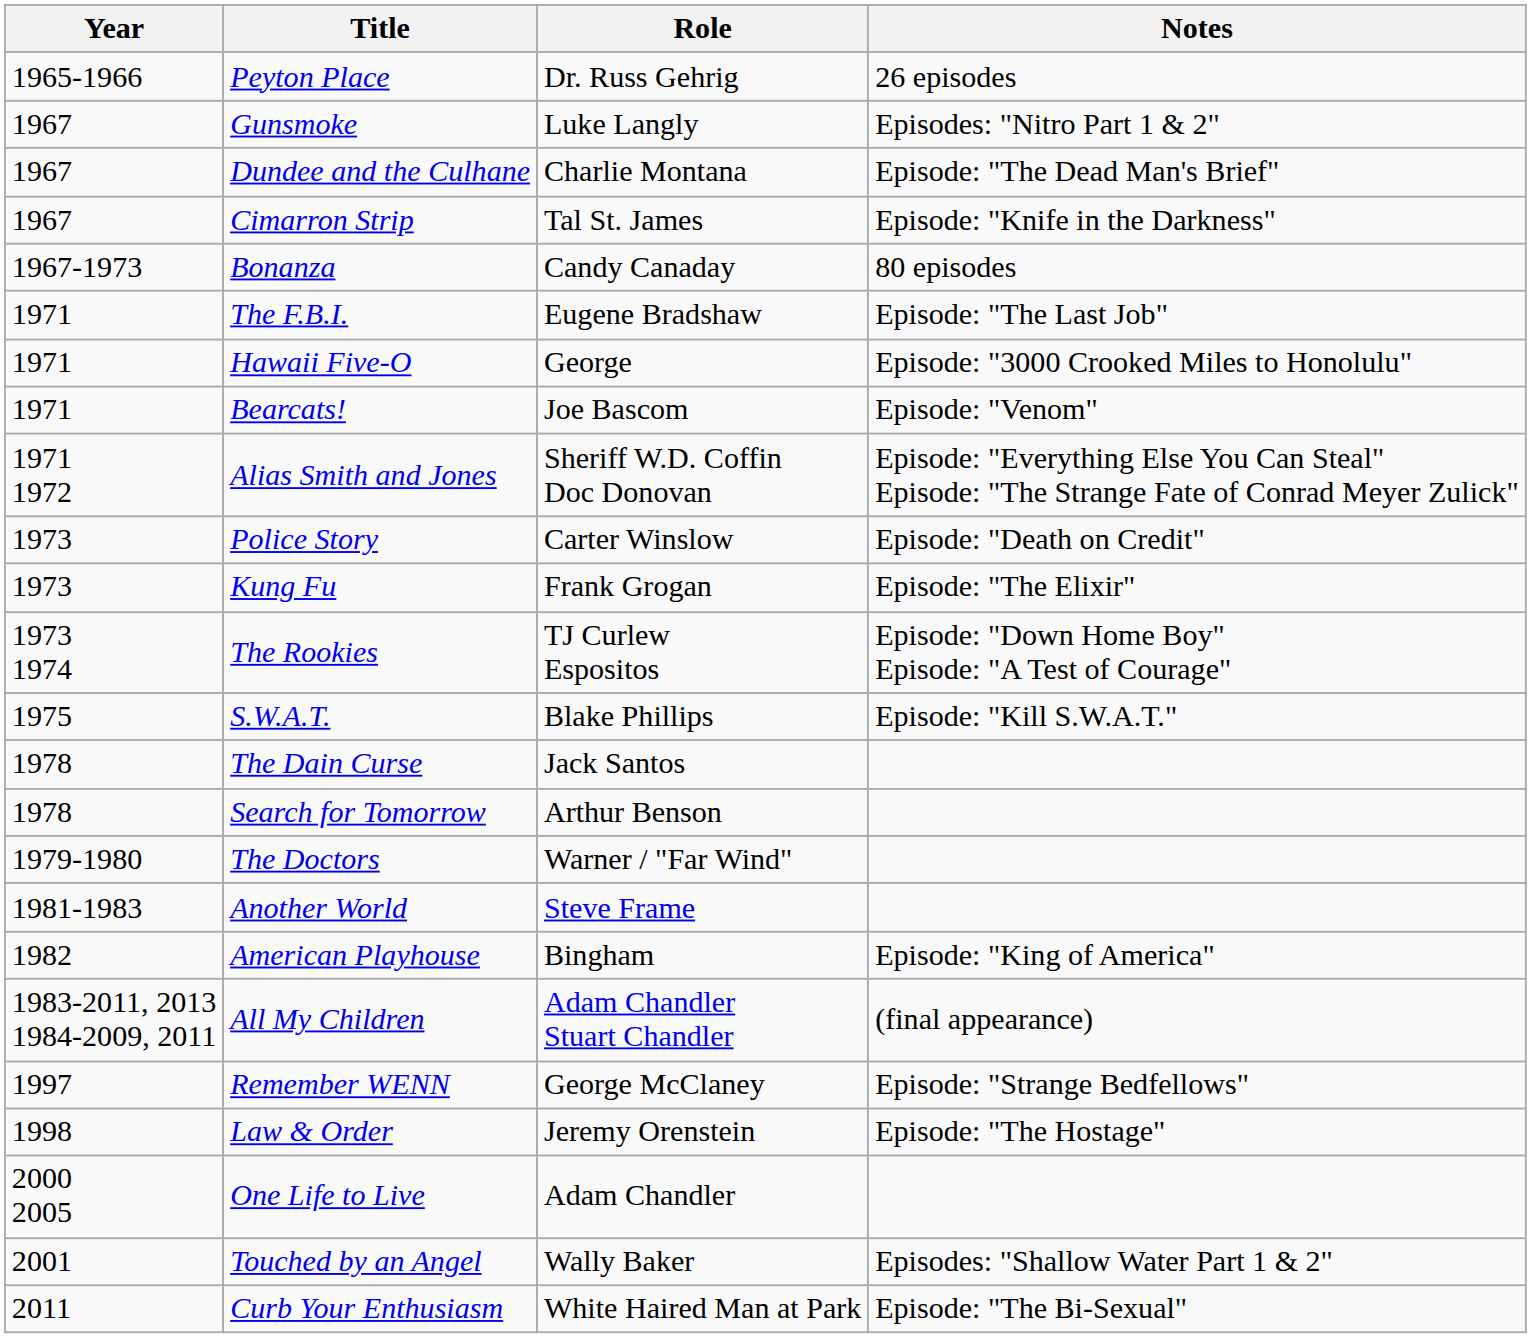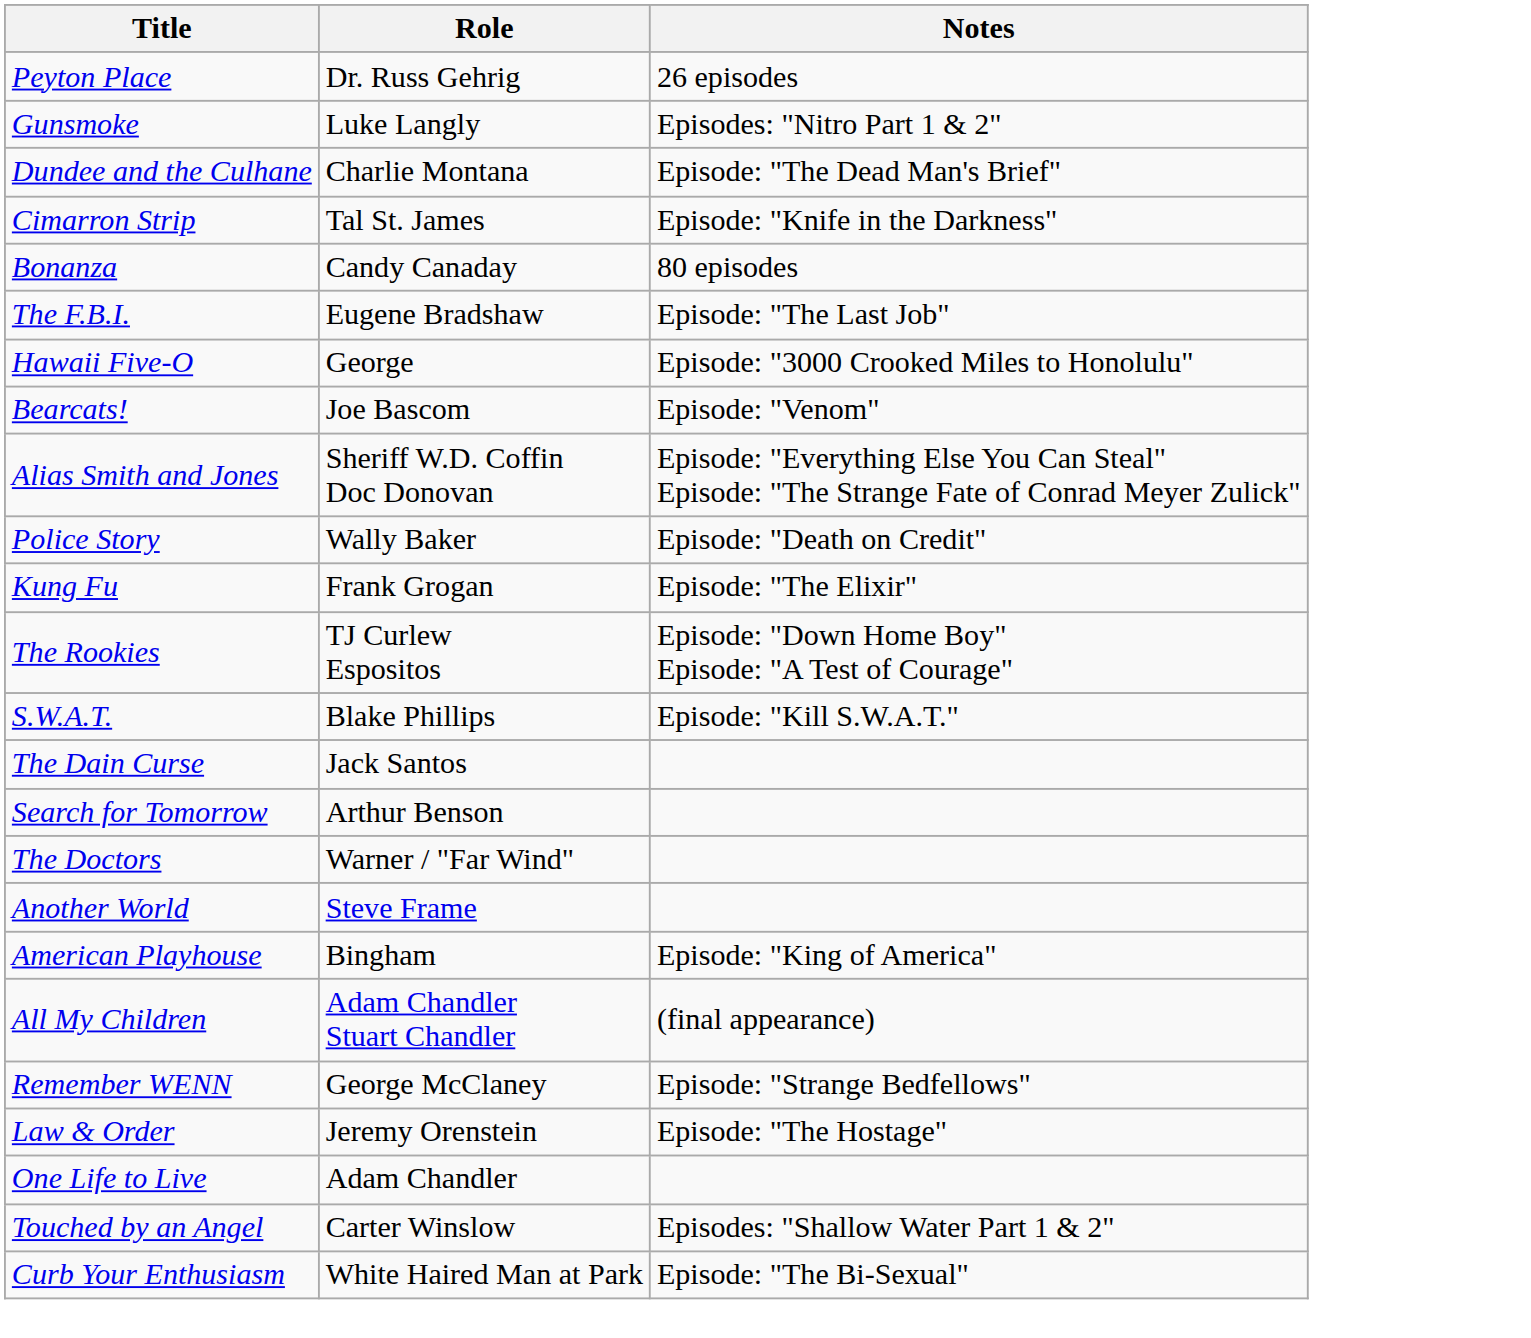- column: (114, 28)
(639, 539) Carter Winslow -> (401, 539) Wally Baker
(619, 1260) Wally Baker -> (420, 1227) Carter Winslow
